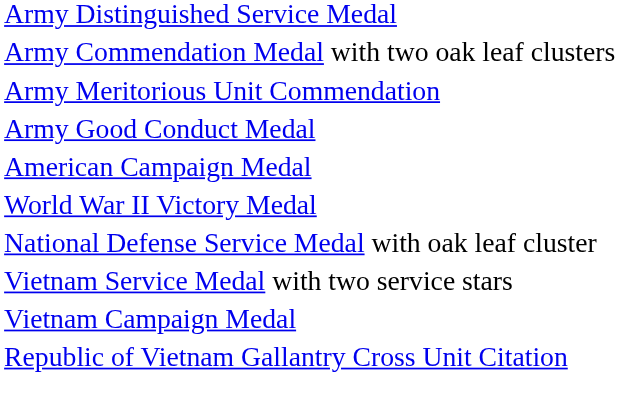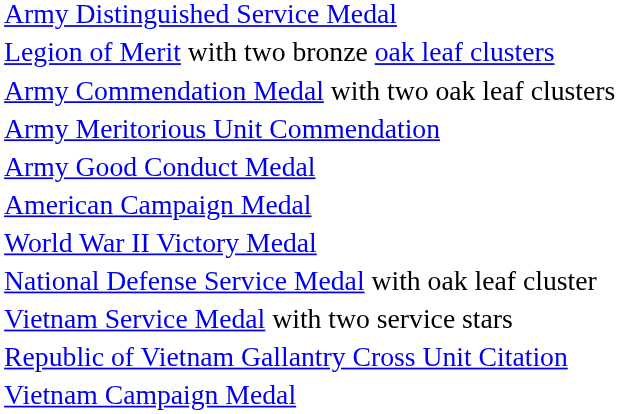+ row: (279, 52)
rows swapped: (286, 356) <-> (150, 318)
